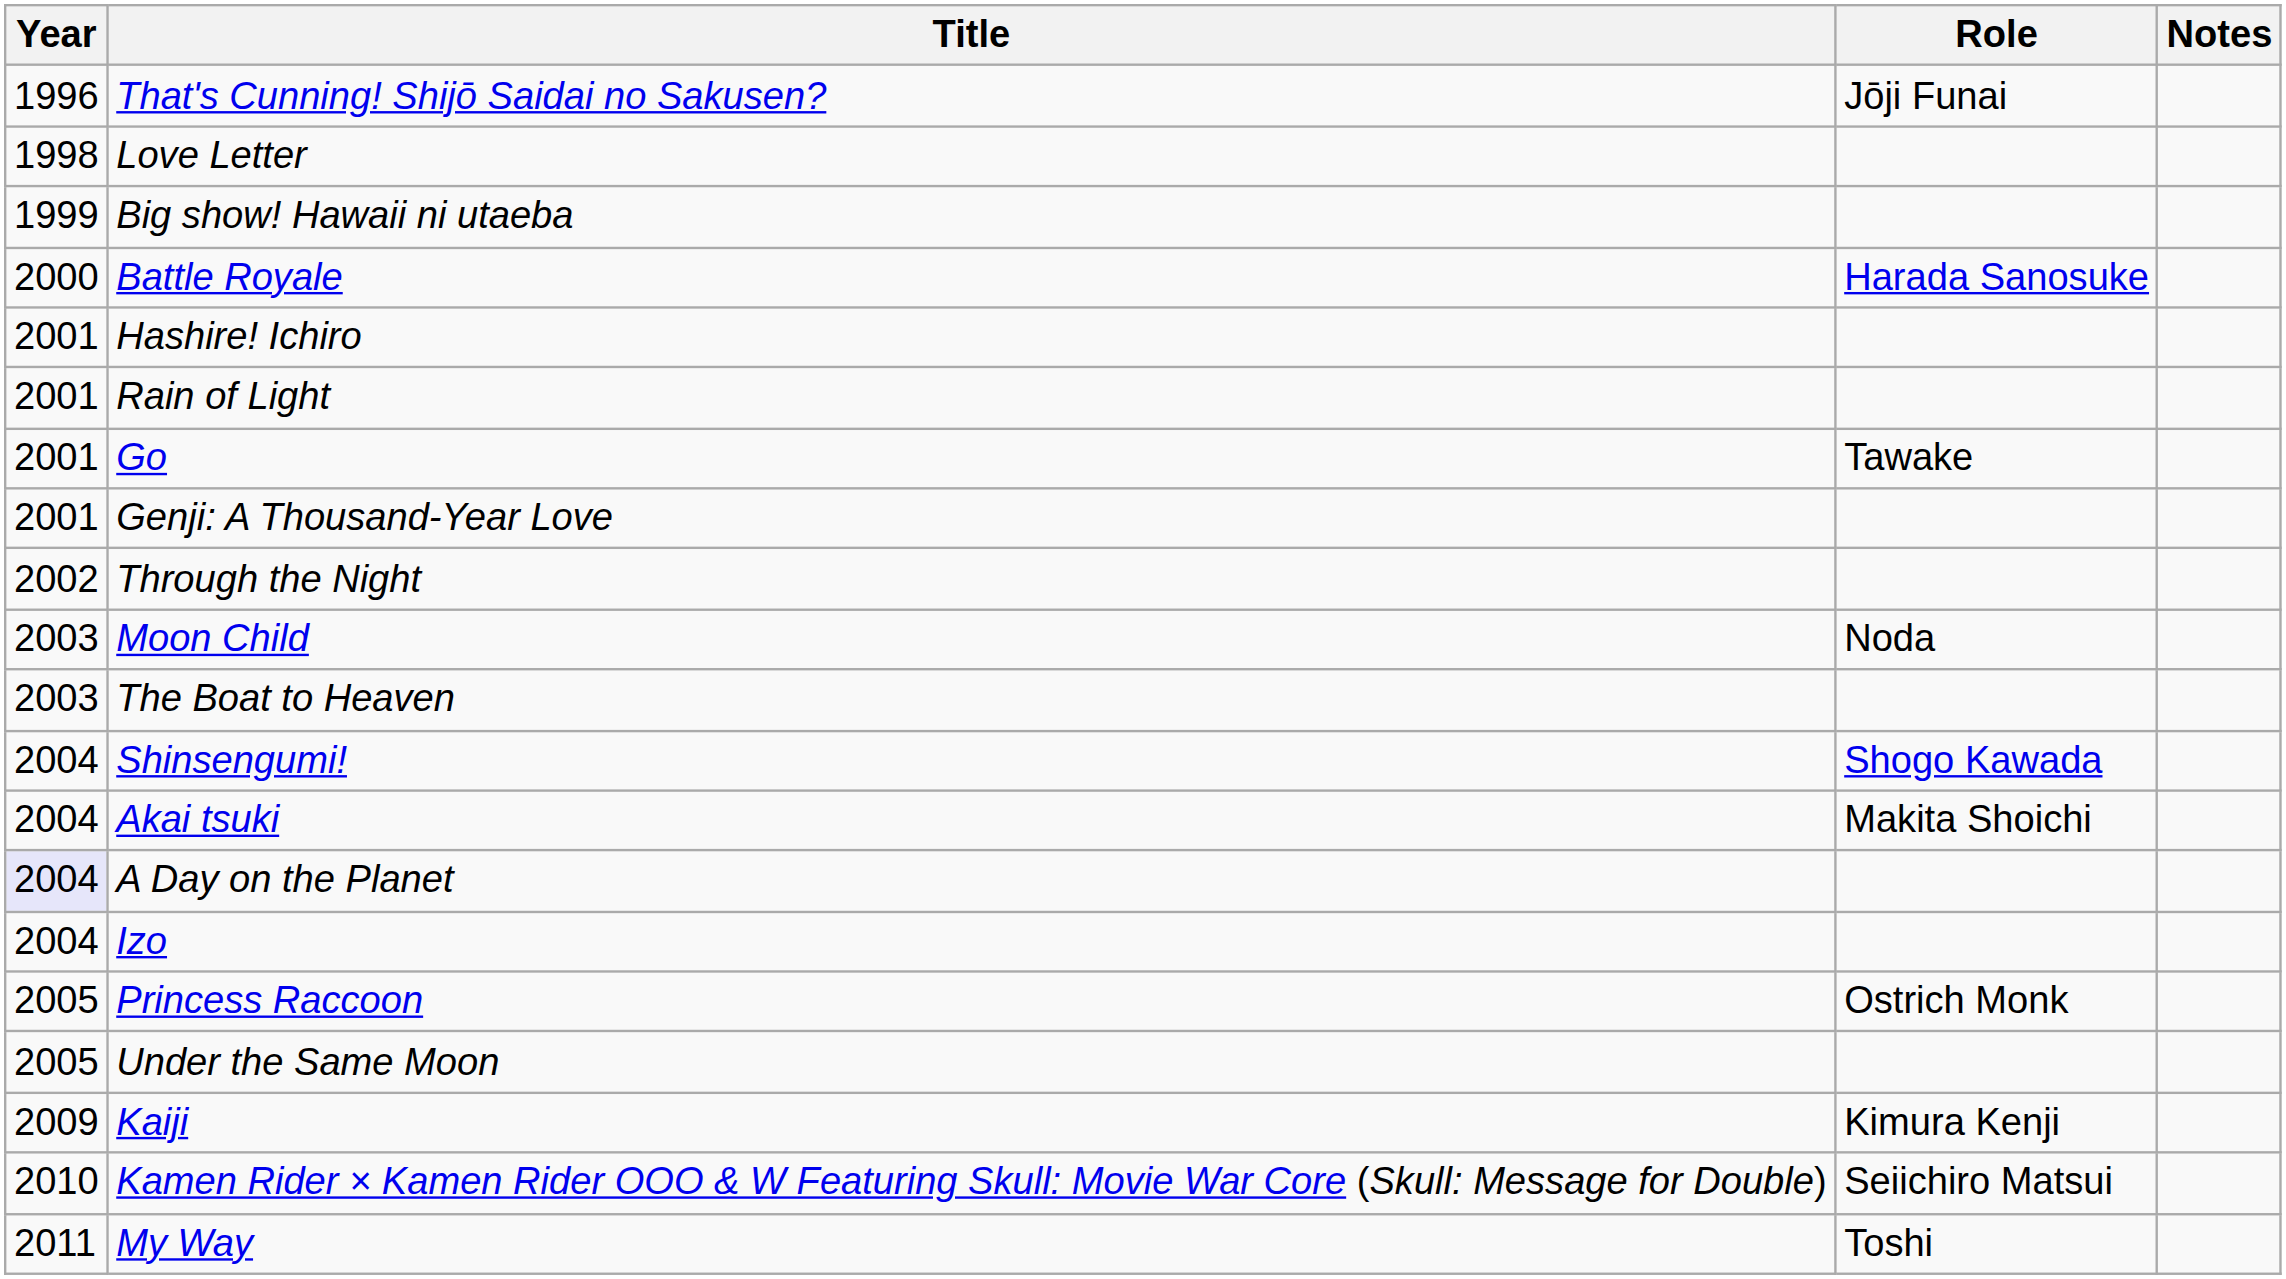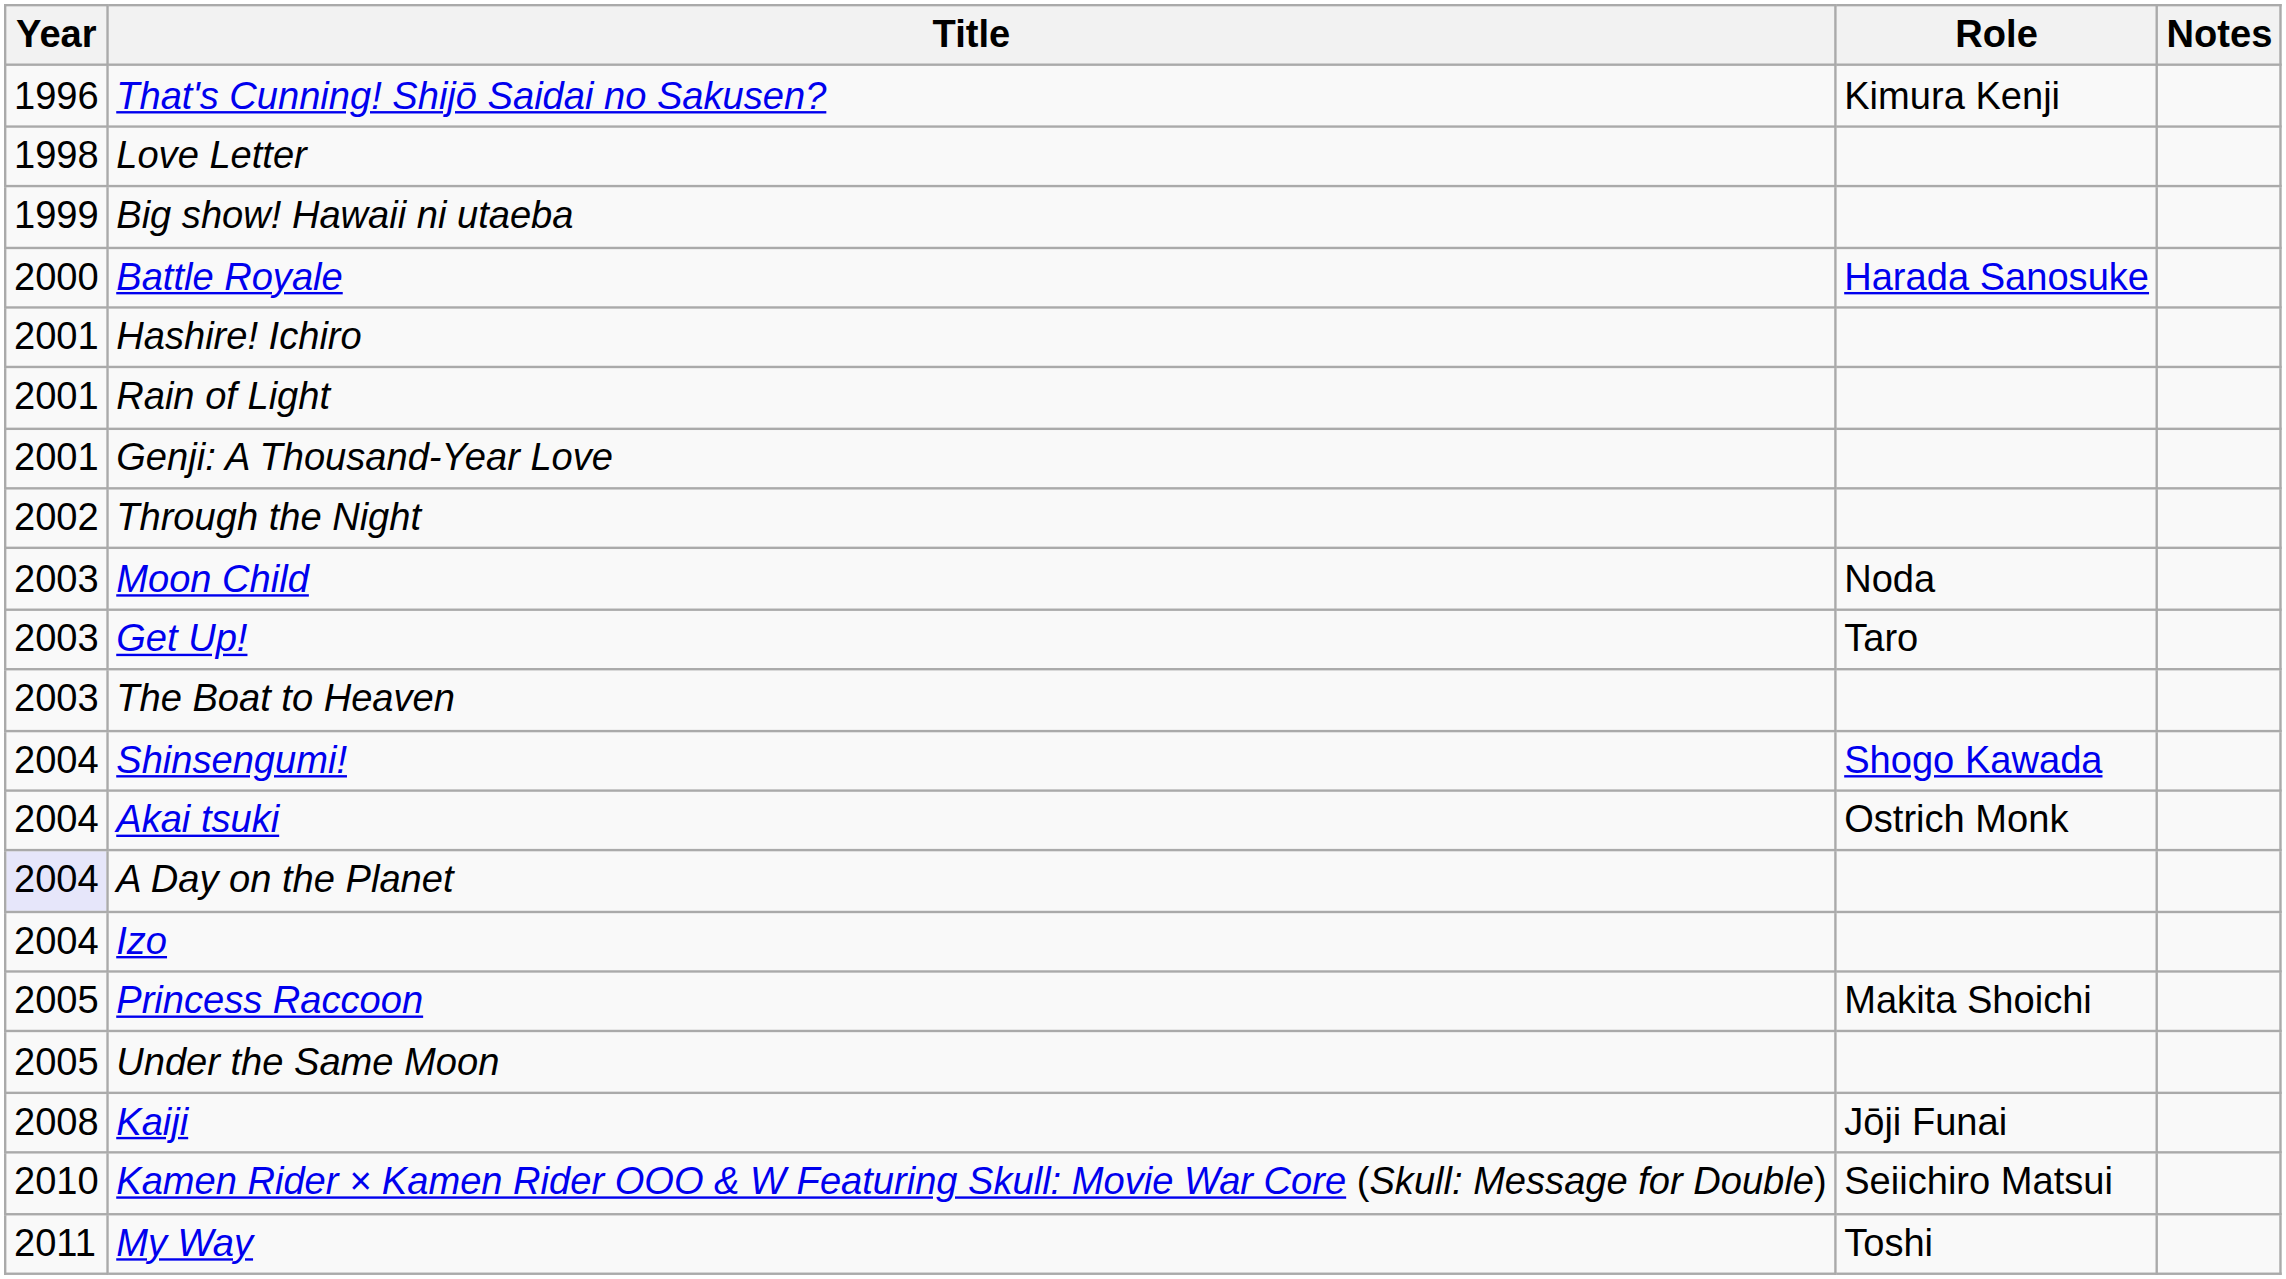(1926, 95) Jōji Funai -> (1952, 95) Kimura Kenji
- row: (142, 457)
+ row: (182, 638)
(1968, 819) Makita Shoichi -> (1956, 819) Ostrich Monk
(1956, 1000) Ostrich Monk -> (1968, 1000) Makita Shoichi
(56, 1121) 2009 -> (56, 1121) 2008
(1952, 1121) Kimura Kenji -> (1926, 1121) Jōji Funai
